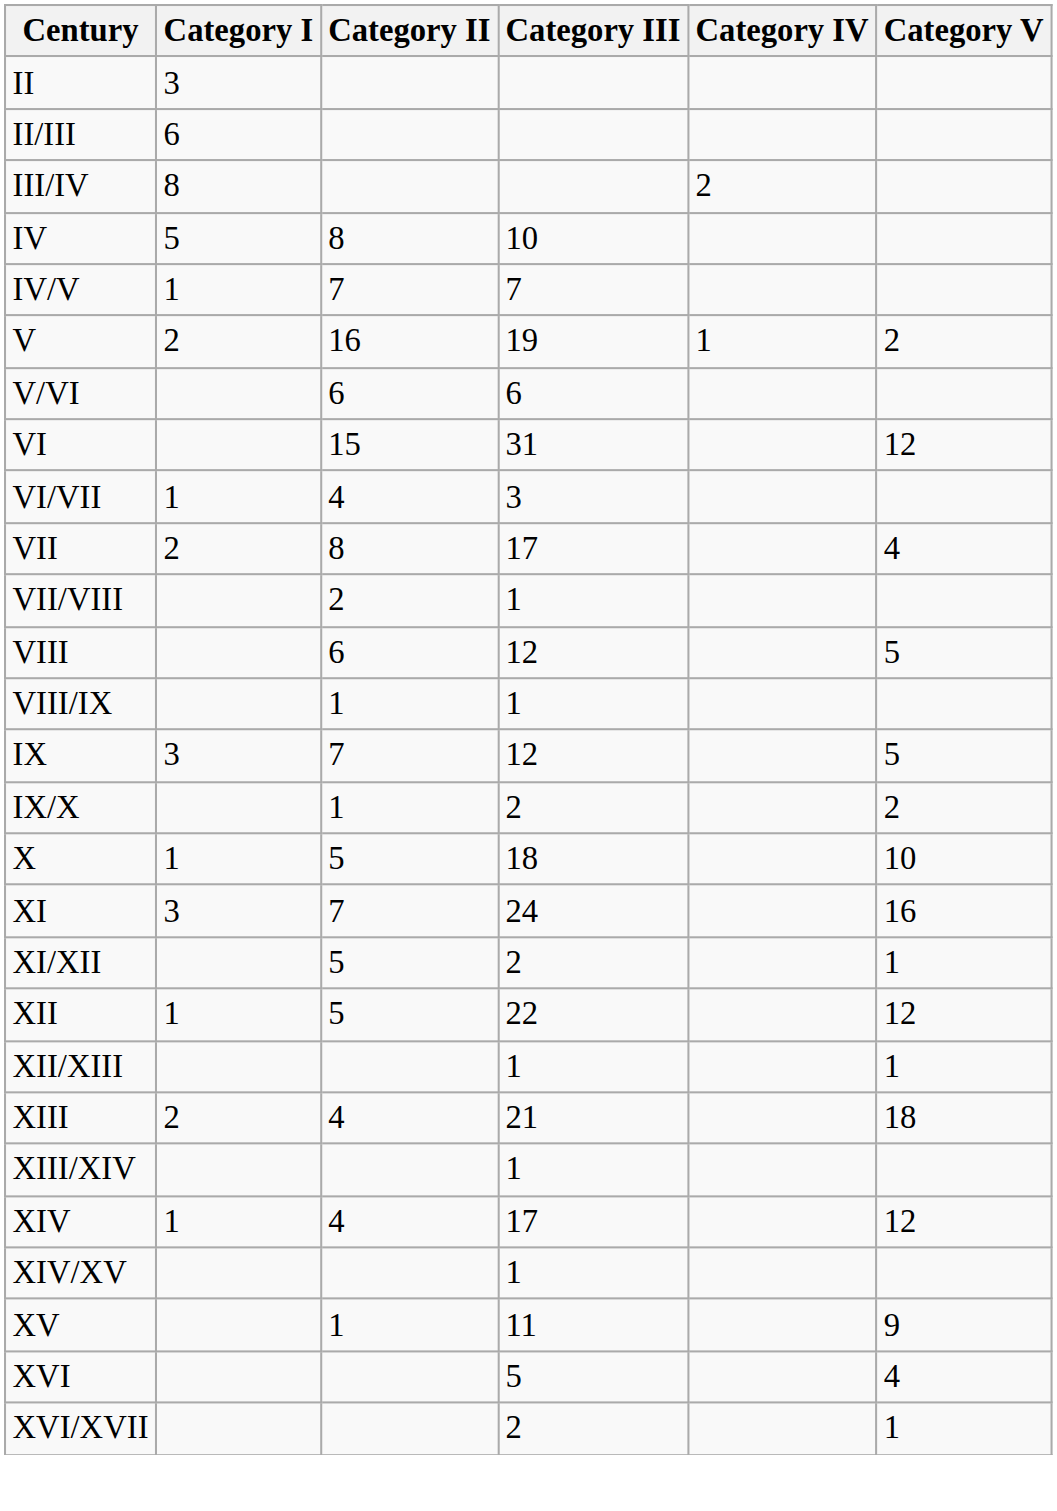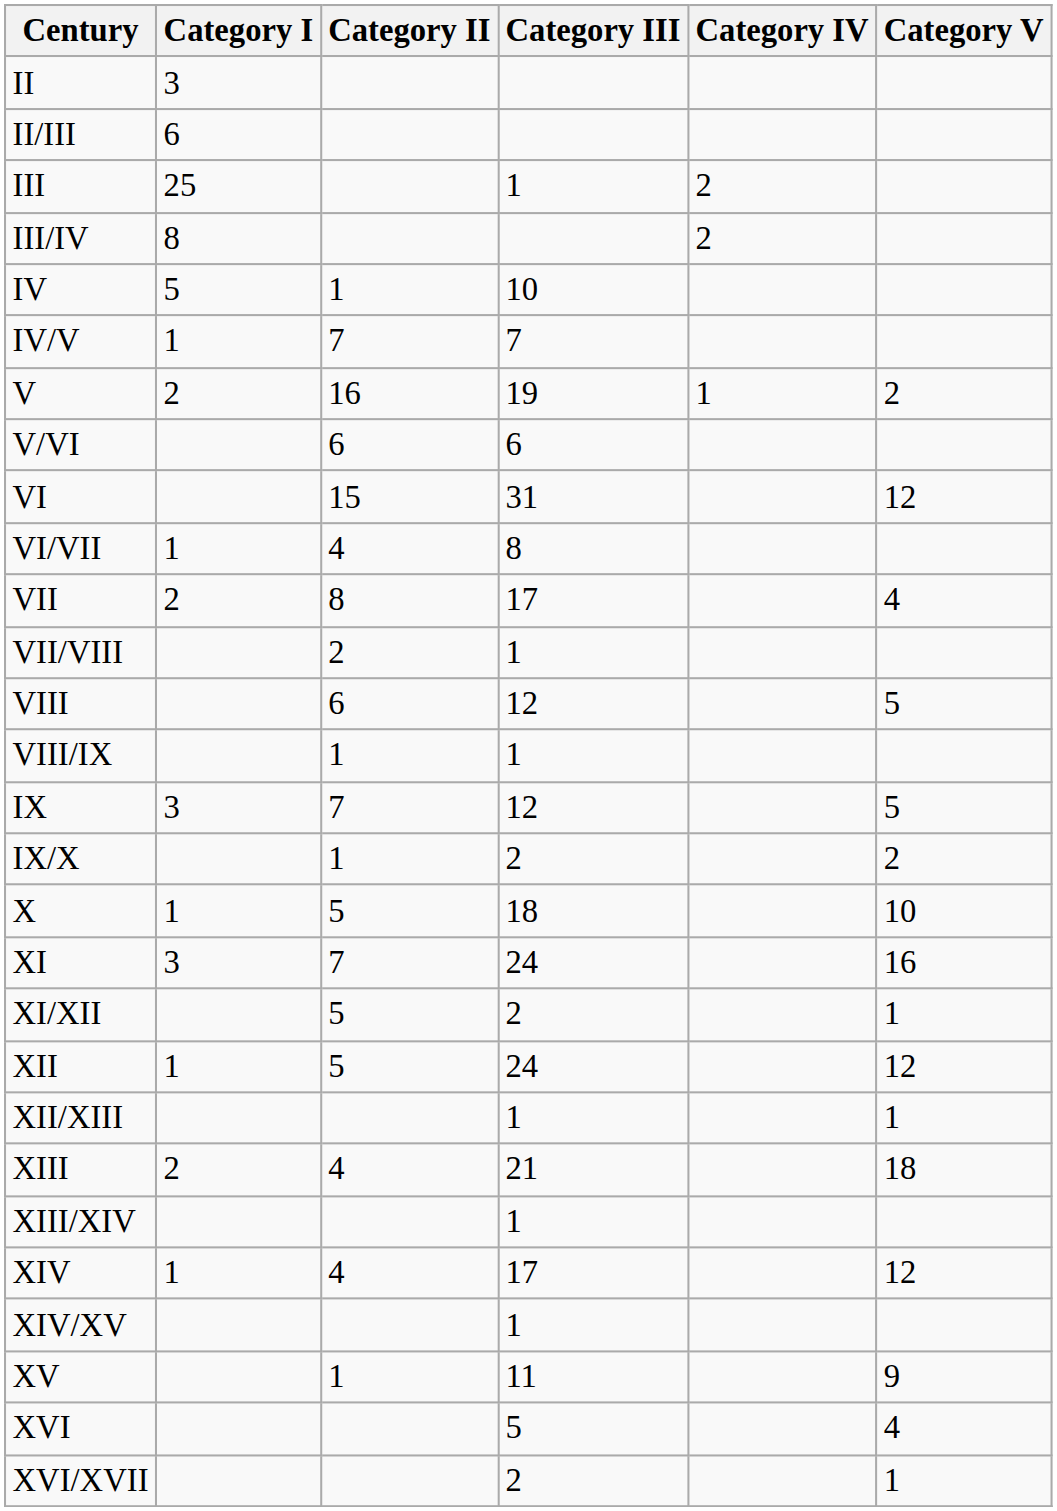+ row: (29, 185)
(336, 237) 8 -> (336, 289) 1
(514, 496) 3 -> (514, 548) 8
(522, 1013) 22 -> (522, 1065) 24
